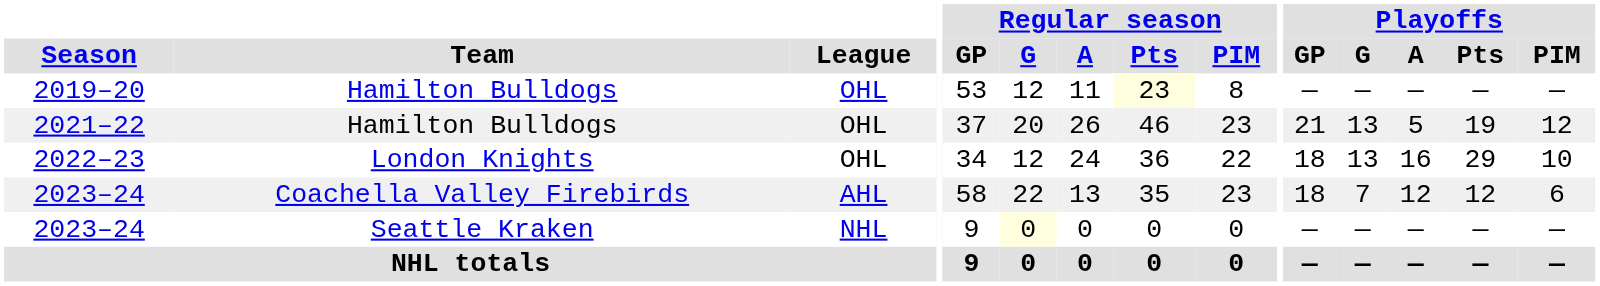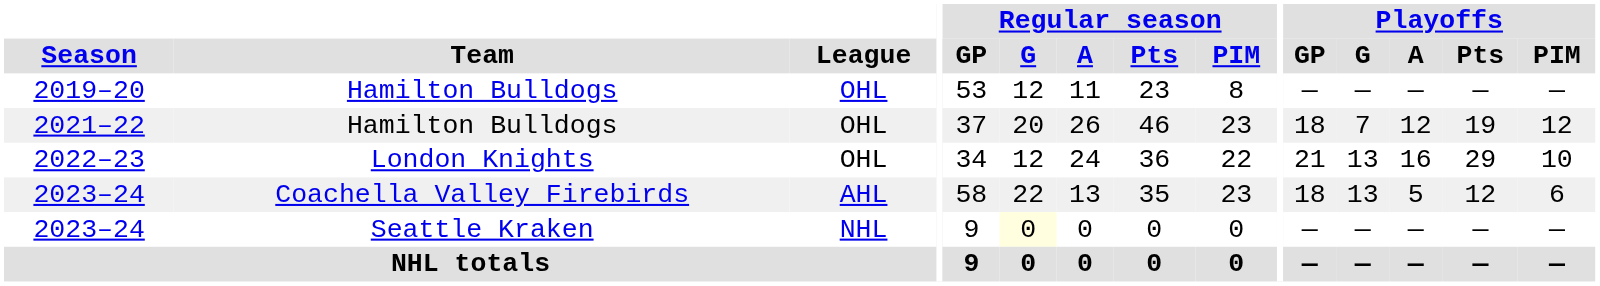(1154, 91) lightyellow background -> (1154, 91) no background
(1310, 125) 21 -> (1310, 125) 18
(1363, 125) 13 -> (1363, 125) 7
(1416, 125) 5 -> (1416, 125) 12
(1310, 160) 18 -> (1310, 160) 21
(1363, 195) 7 -> (1363, 195) 13
(1416, 195) 12 -> (1416, 195) 5
